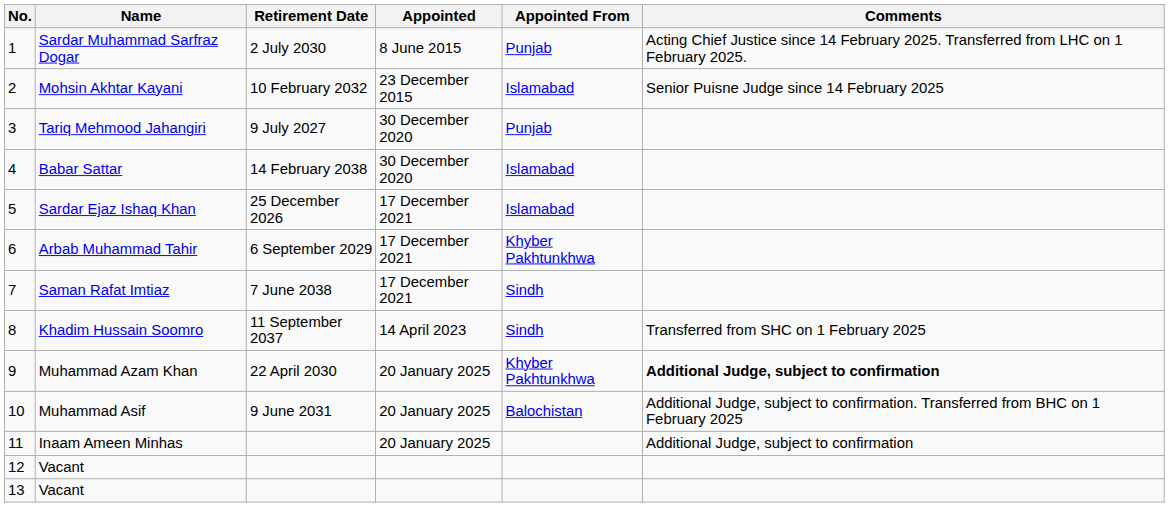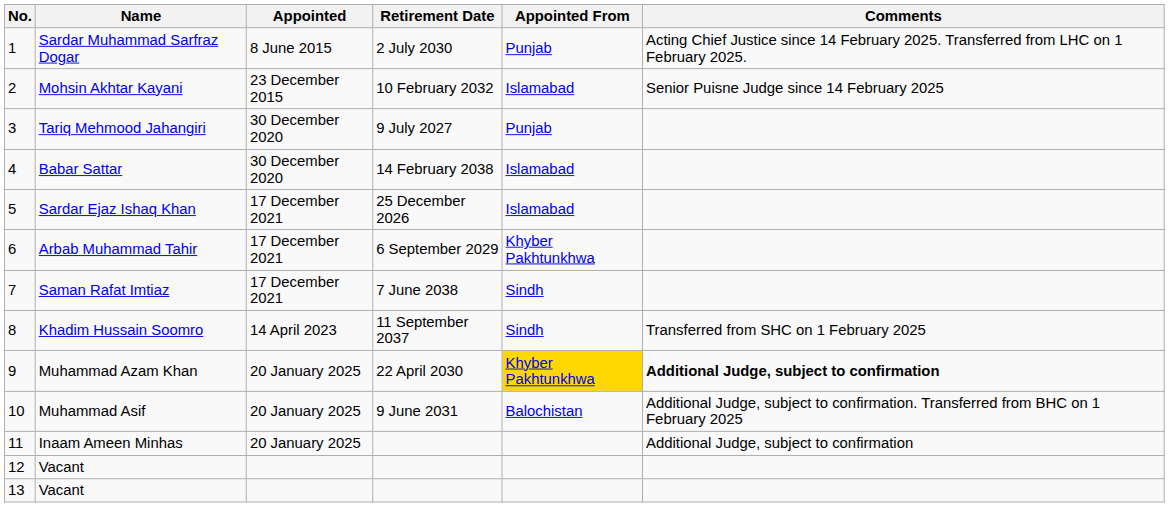columns swapped: (439, 16) <-> (311, 16)
(550, 370) no background -> (550, 370) gold background
